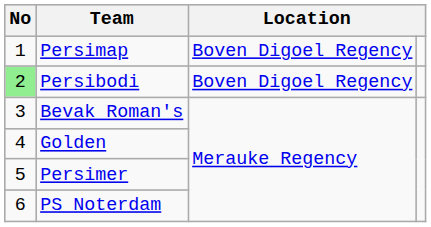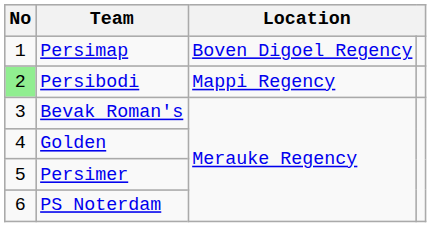(302, 82) Boven Digoel Regency -> (264, 82) Mappi Regency
